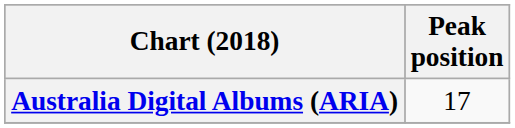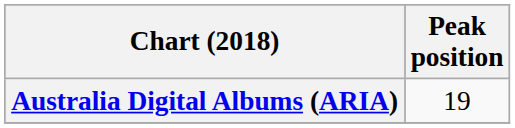(457, 100) 17 -> (457, 100) 19
